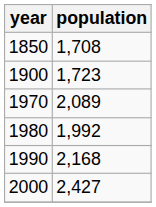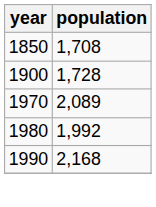(79, 74) 1,723 -> (79, 74) 1,728
- row: (28, 187)
